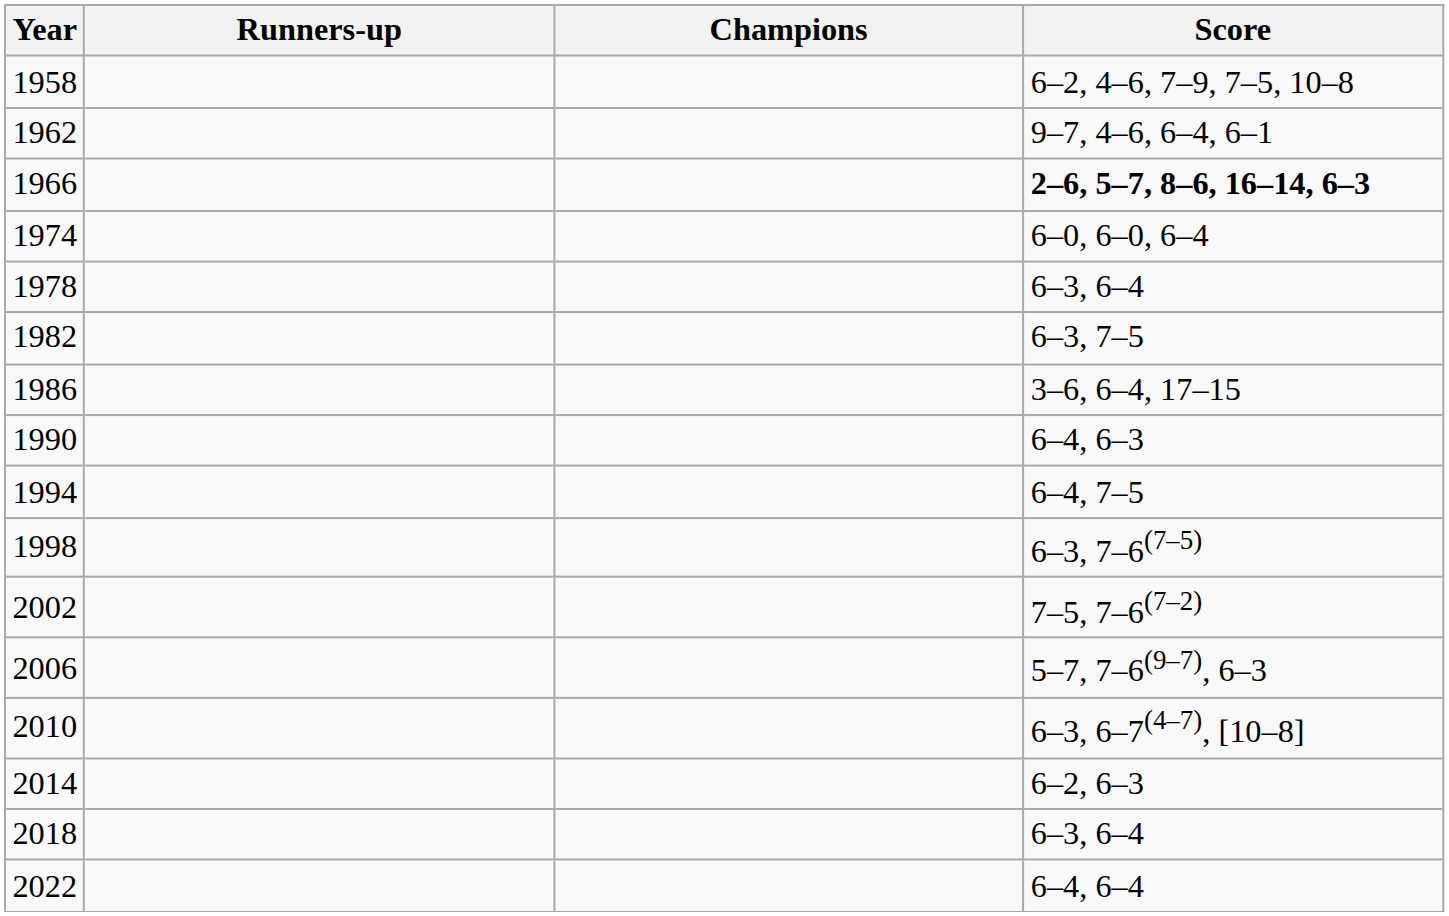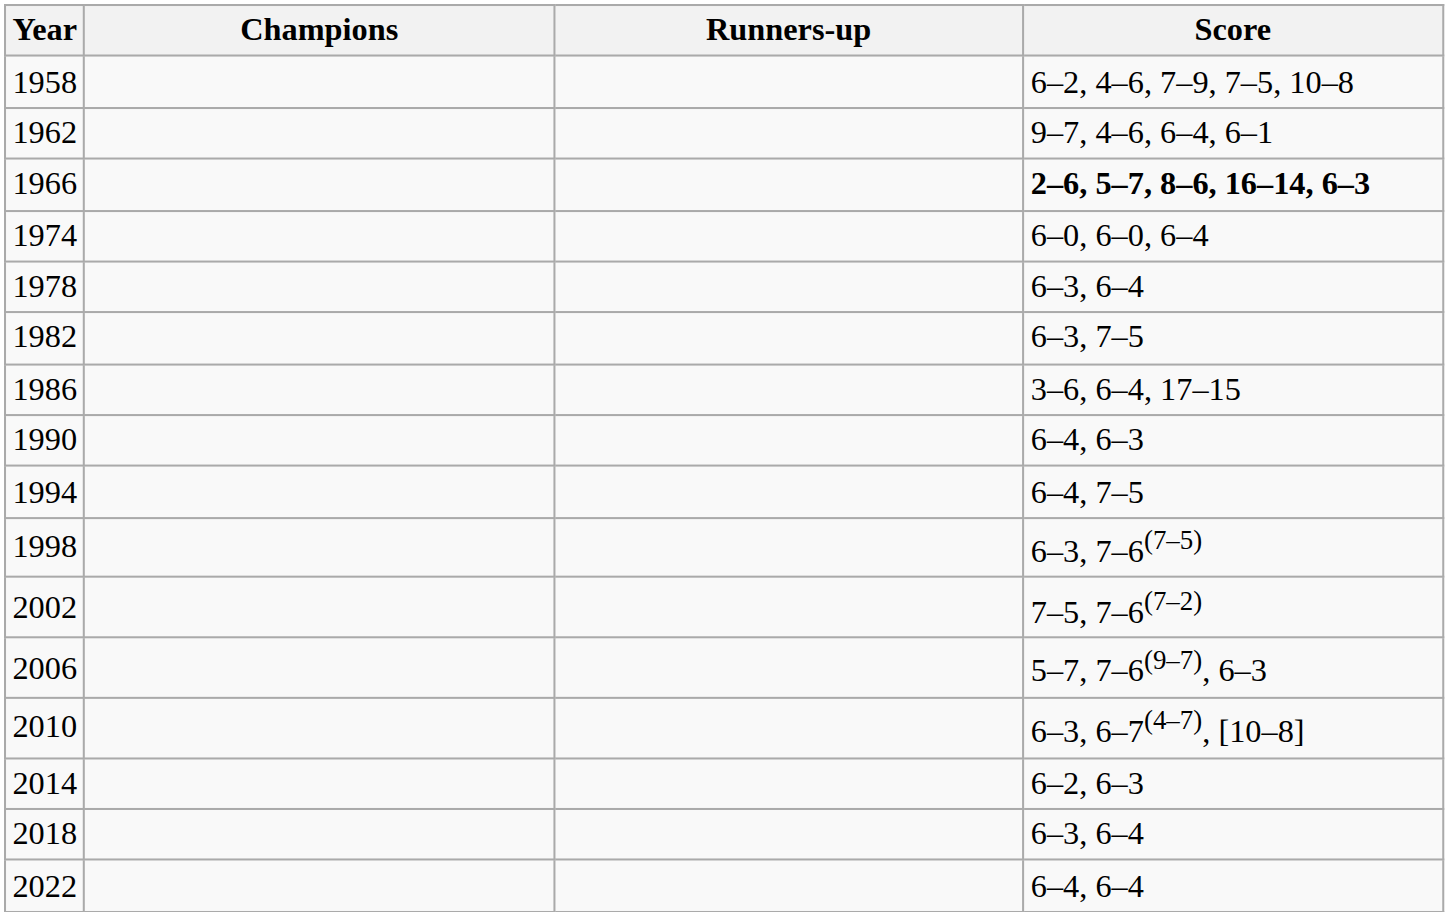columns swapped: (789, 30) <-> (319, 30)
